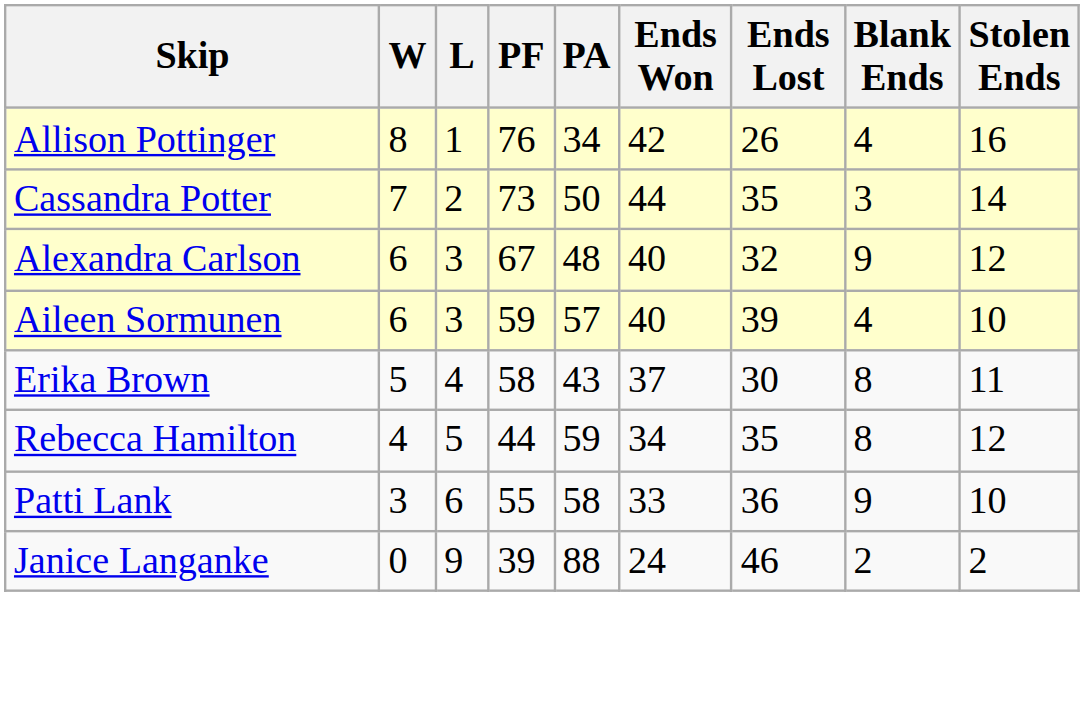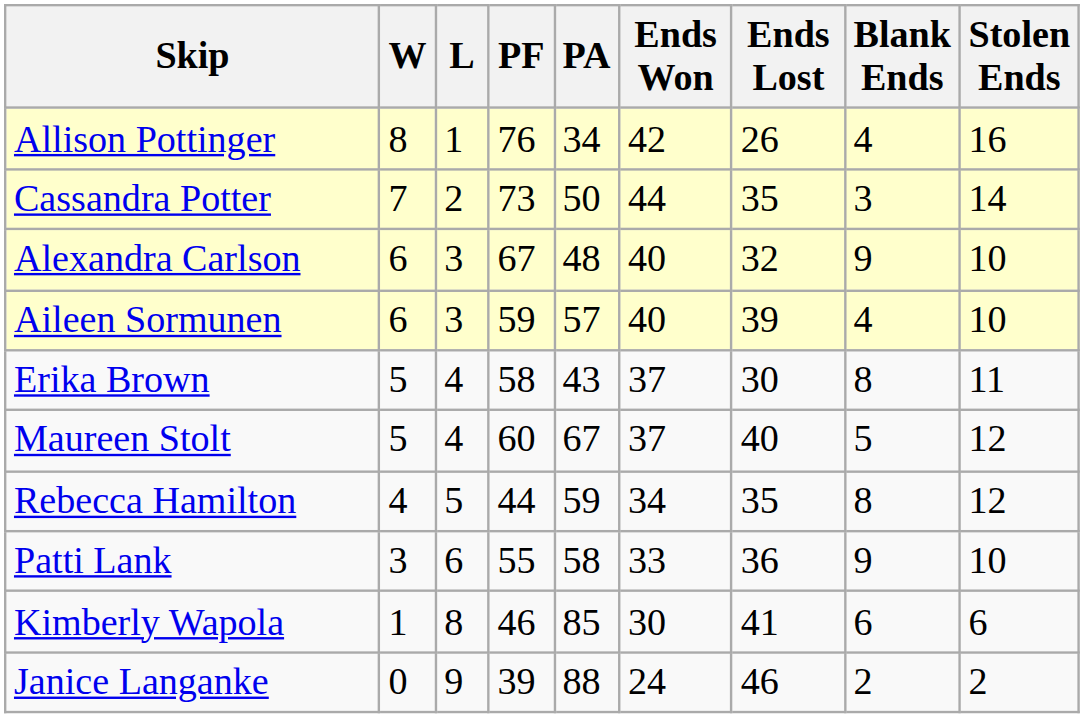(988, 258) 12 -> (988, 258) 10
+ row: (122, 439)
+ row: (149, 621)
